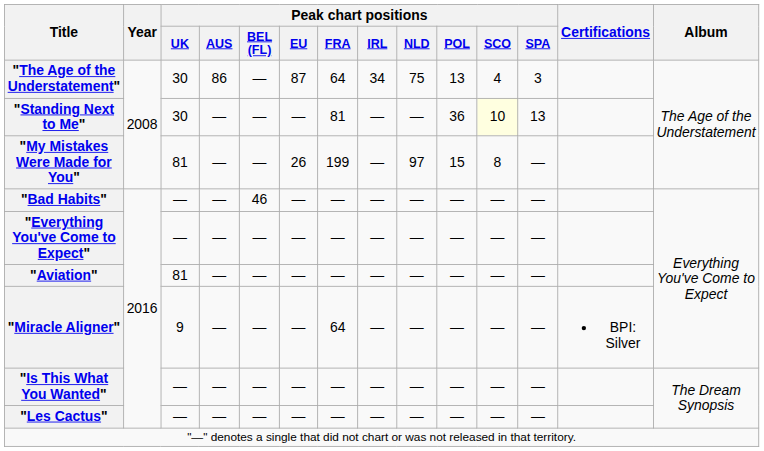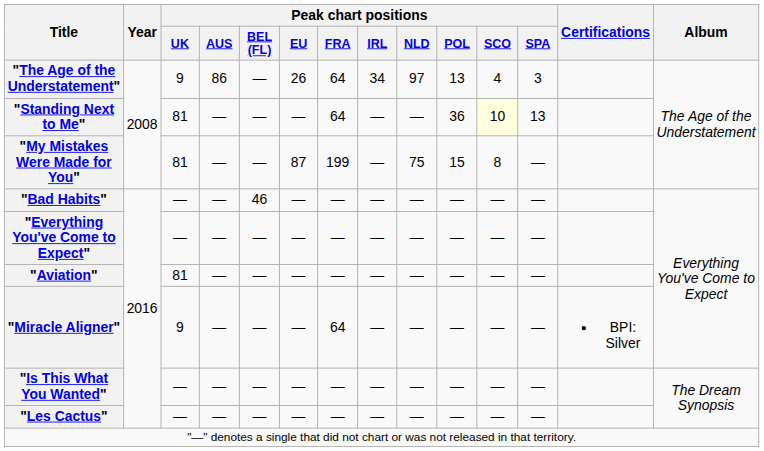(180, 79) 30 -> (180, 79) 9
(299, 79) 87 -> (299, 79) 26
(417, 79) 75 -> (417, 79) 97
(180, 116) 30 -> (180, 116) 81
(338, 116) 81 -> (338, 116) 64
(299, 162) 26 -> (299, 162) 87
(417, 162) 97 -> (417, 162) 75
